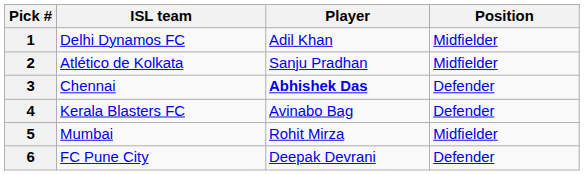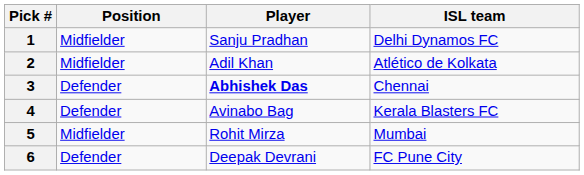columns swapped: (161, 16) <-> (504, 16)
(301, 39) Adil Khan -> (259, 39) Sanju Pradhan
(318, 63) Sanju Pradhan -> (241, 63) Adil Khan
